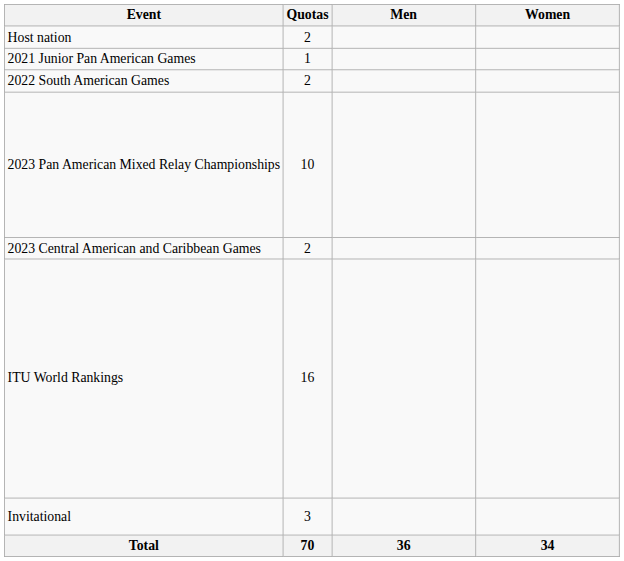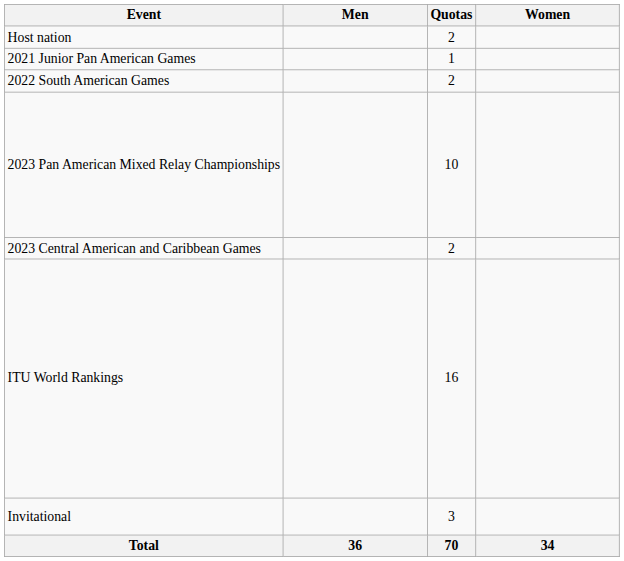columns swapped: (307, 15) <-> (404, 15)
